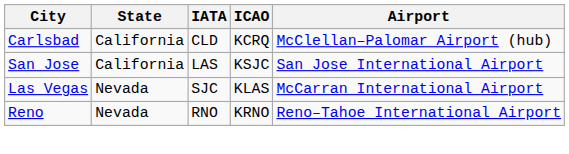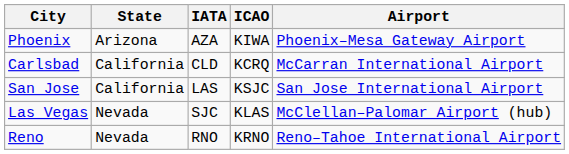+ row: (39, 41)
(414, 41) McClellan–Palomar Airport (hub) -> (410, 65) McCarran International Airport
(410, 89) McCarran International Airport -> (414, 113) McClellan–Palomar Airport (hub)
